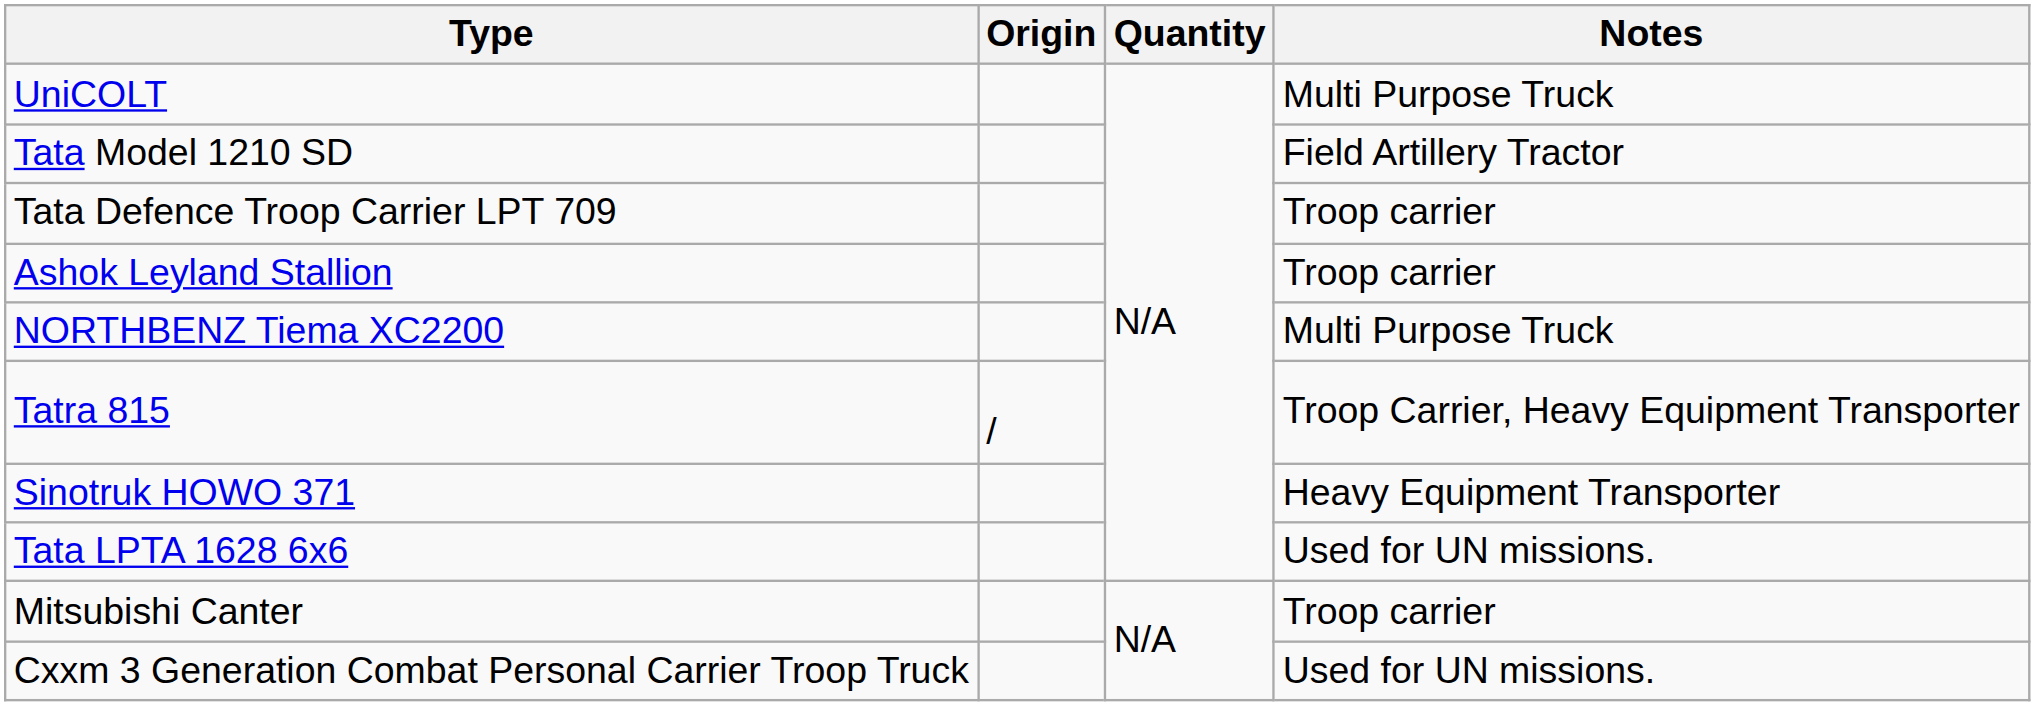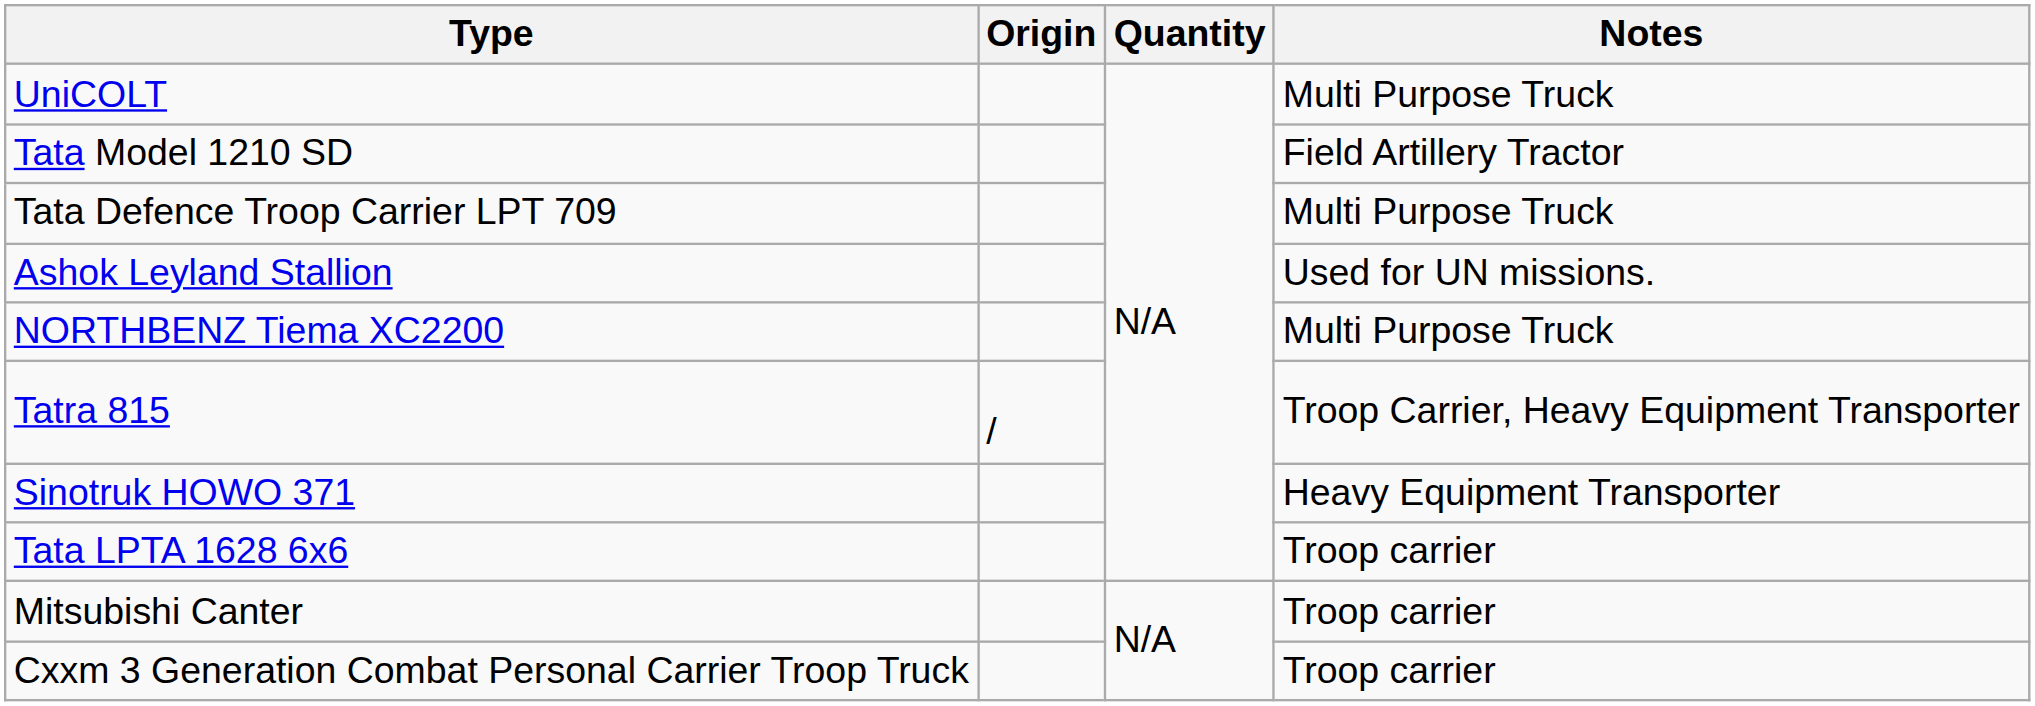(1389, 212) Troop carrier -> (1448, 212) Multi Purpose Truck
(1389, 271) Troop carrier -> (1469, 271) Used for UN missions.
(1469, 551) Used for UN missions. -> (1389, 551) Troop carrier
(1469, 670) Used for UN missions. -> (1389, 670) Troop carrier
